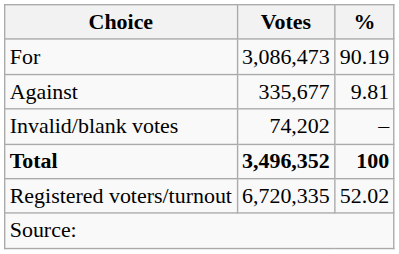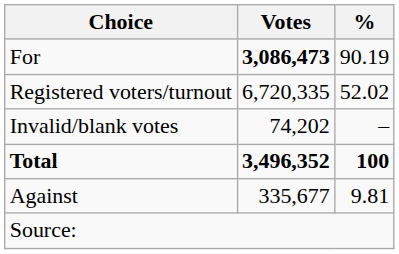(286, 56) normal -> (286, 56) bold
rows swapped: (44, 91) <-> (121, 195)
